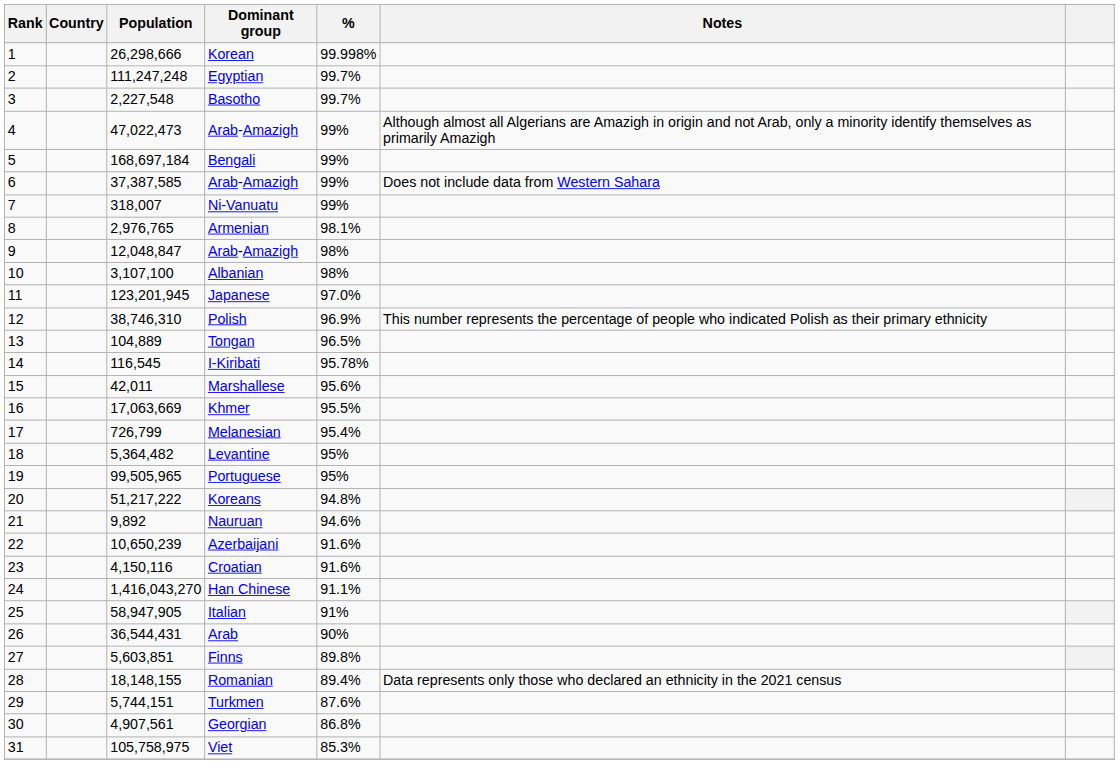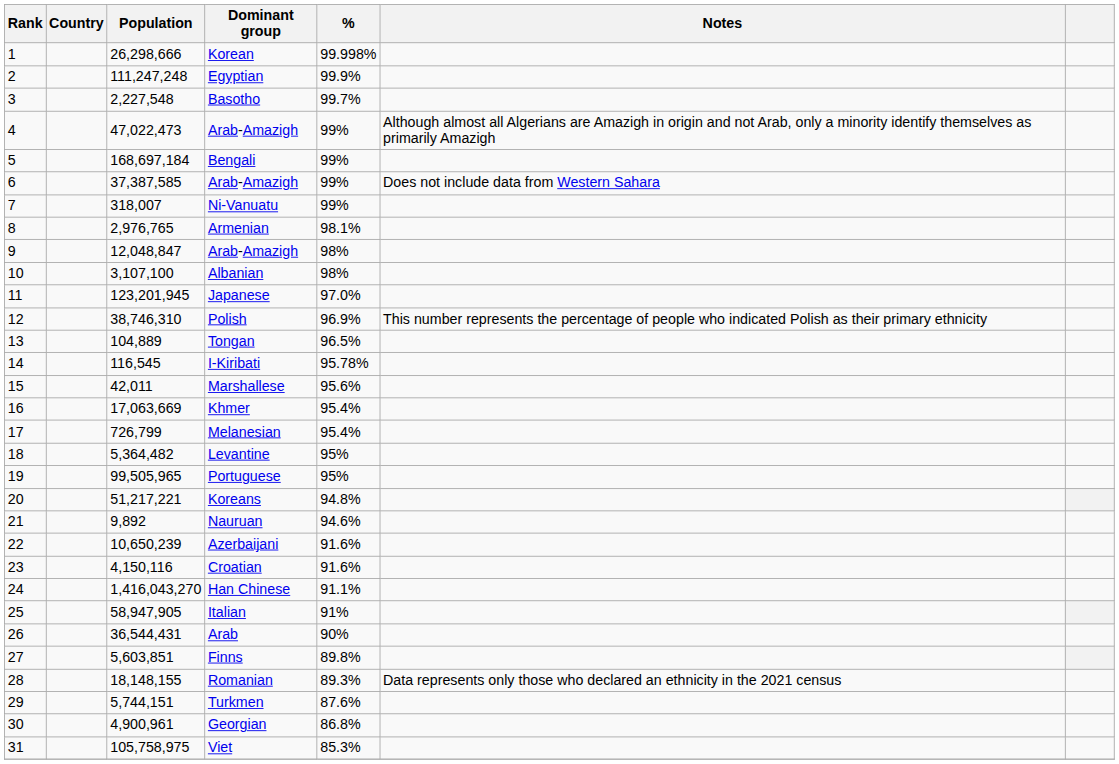(340, 76) 99.7% -> (340, 76) 99.9%
(340, 409) 95.5% -> (340, 409) 95.4%
(146, 499) 51,217,222 -> (146, 499) 51,217,221
(340, 680) 89.4% -> (340, 680) 89.3%
(142, 725) 4,907,561 -> (142, 725) 4,900,961
